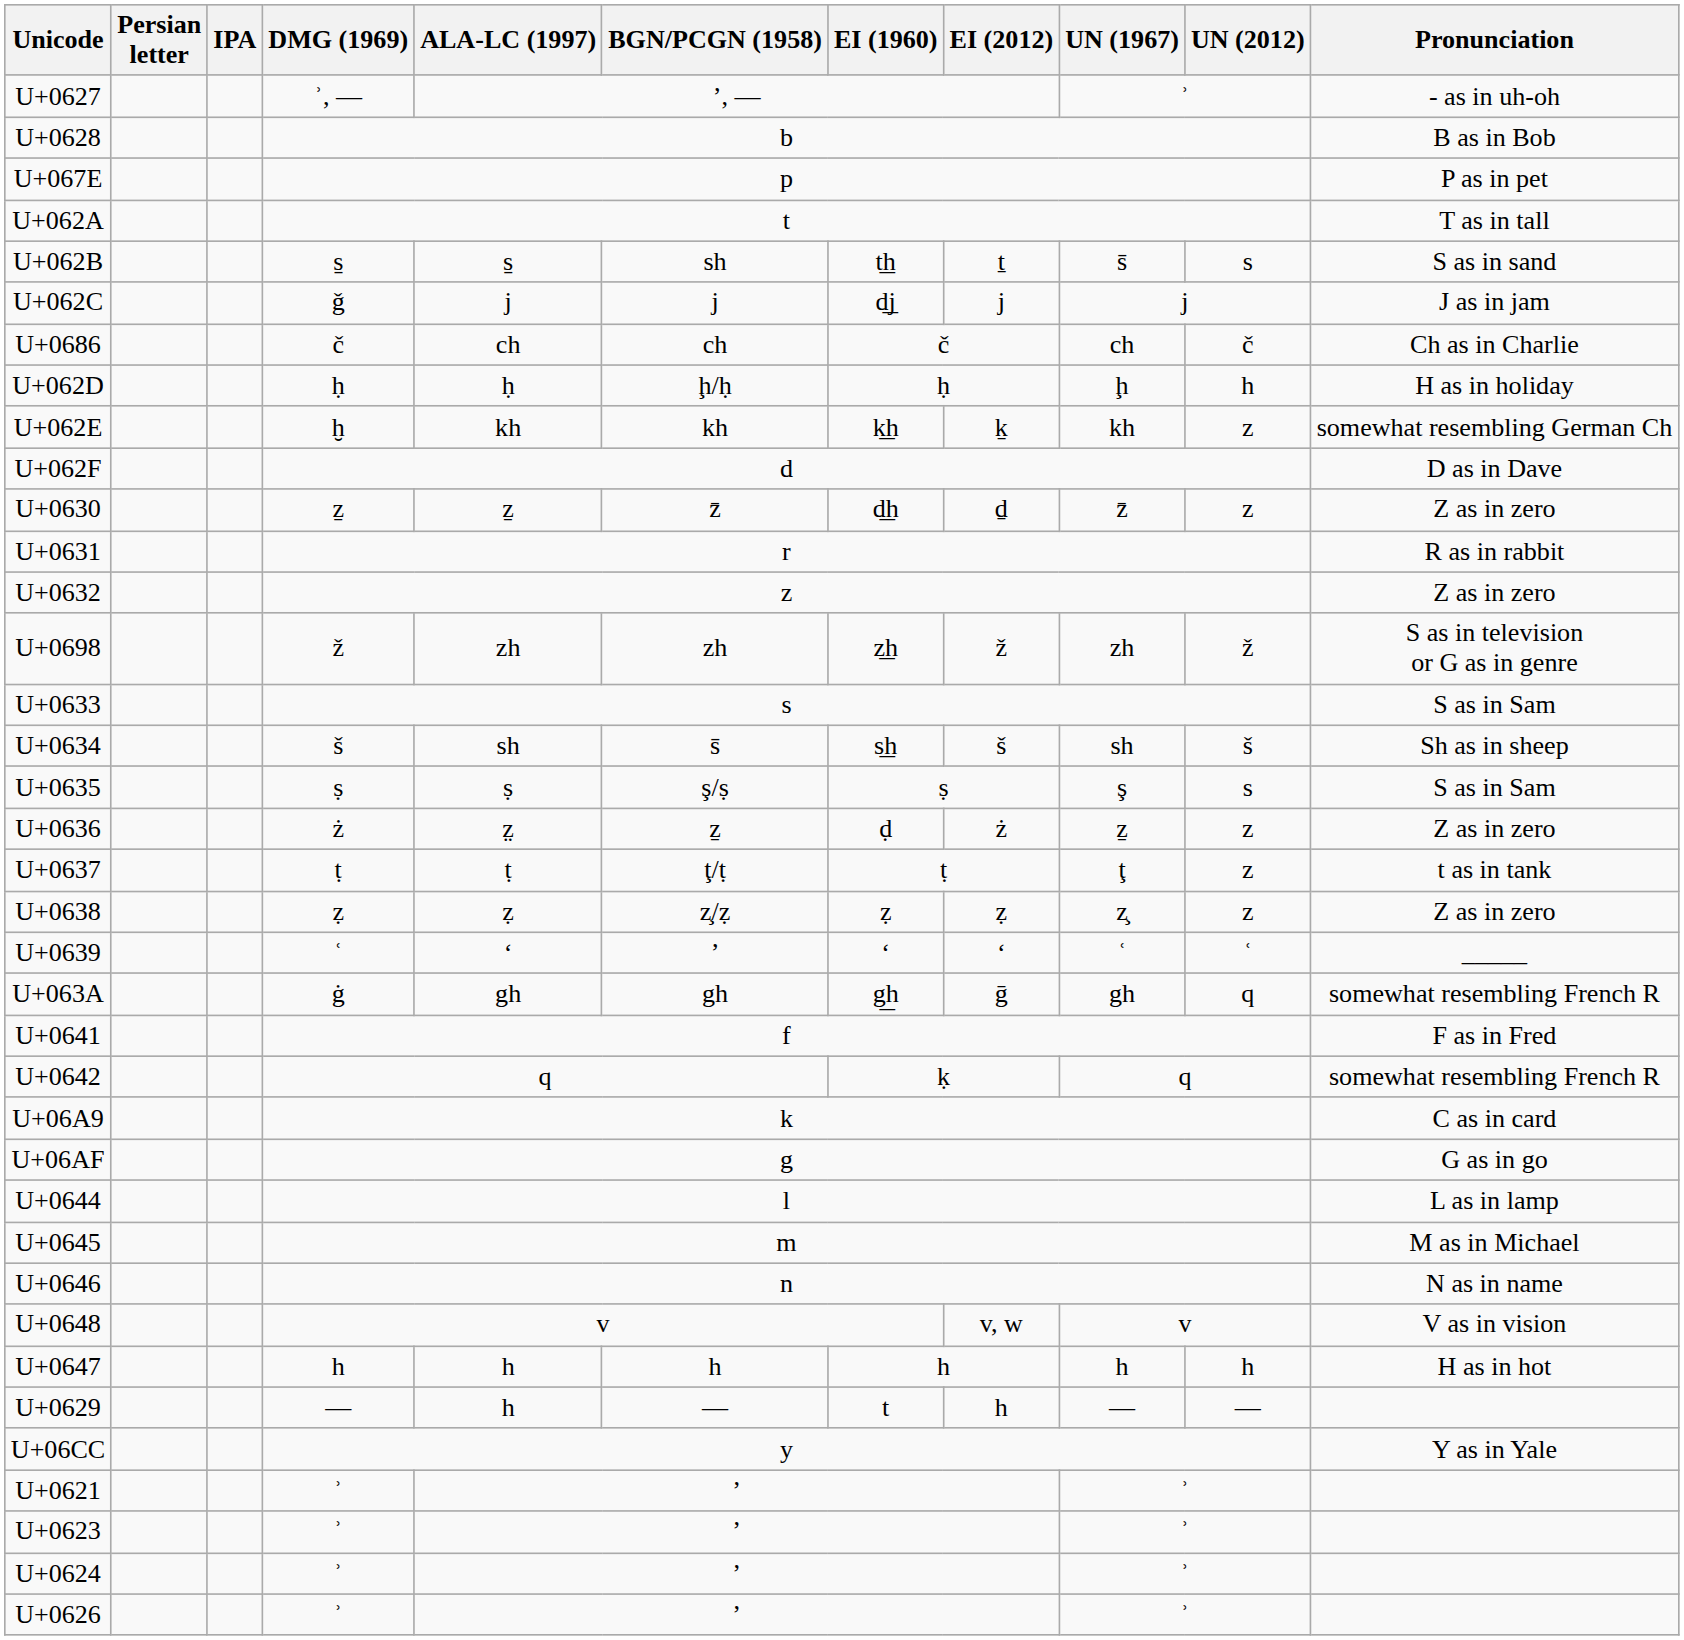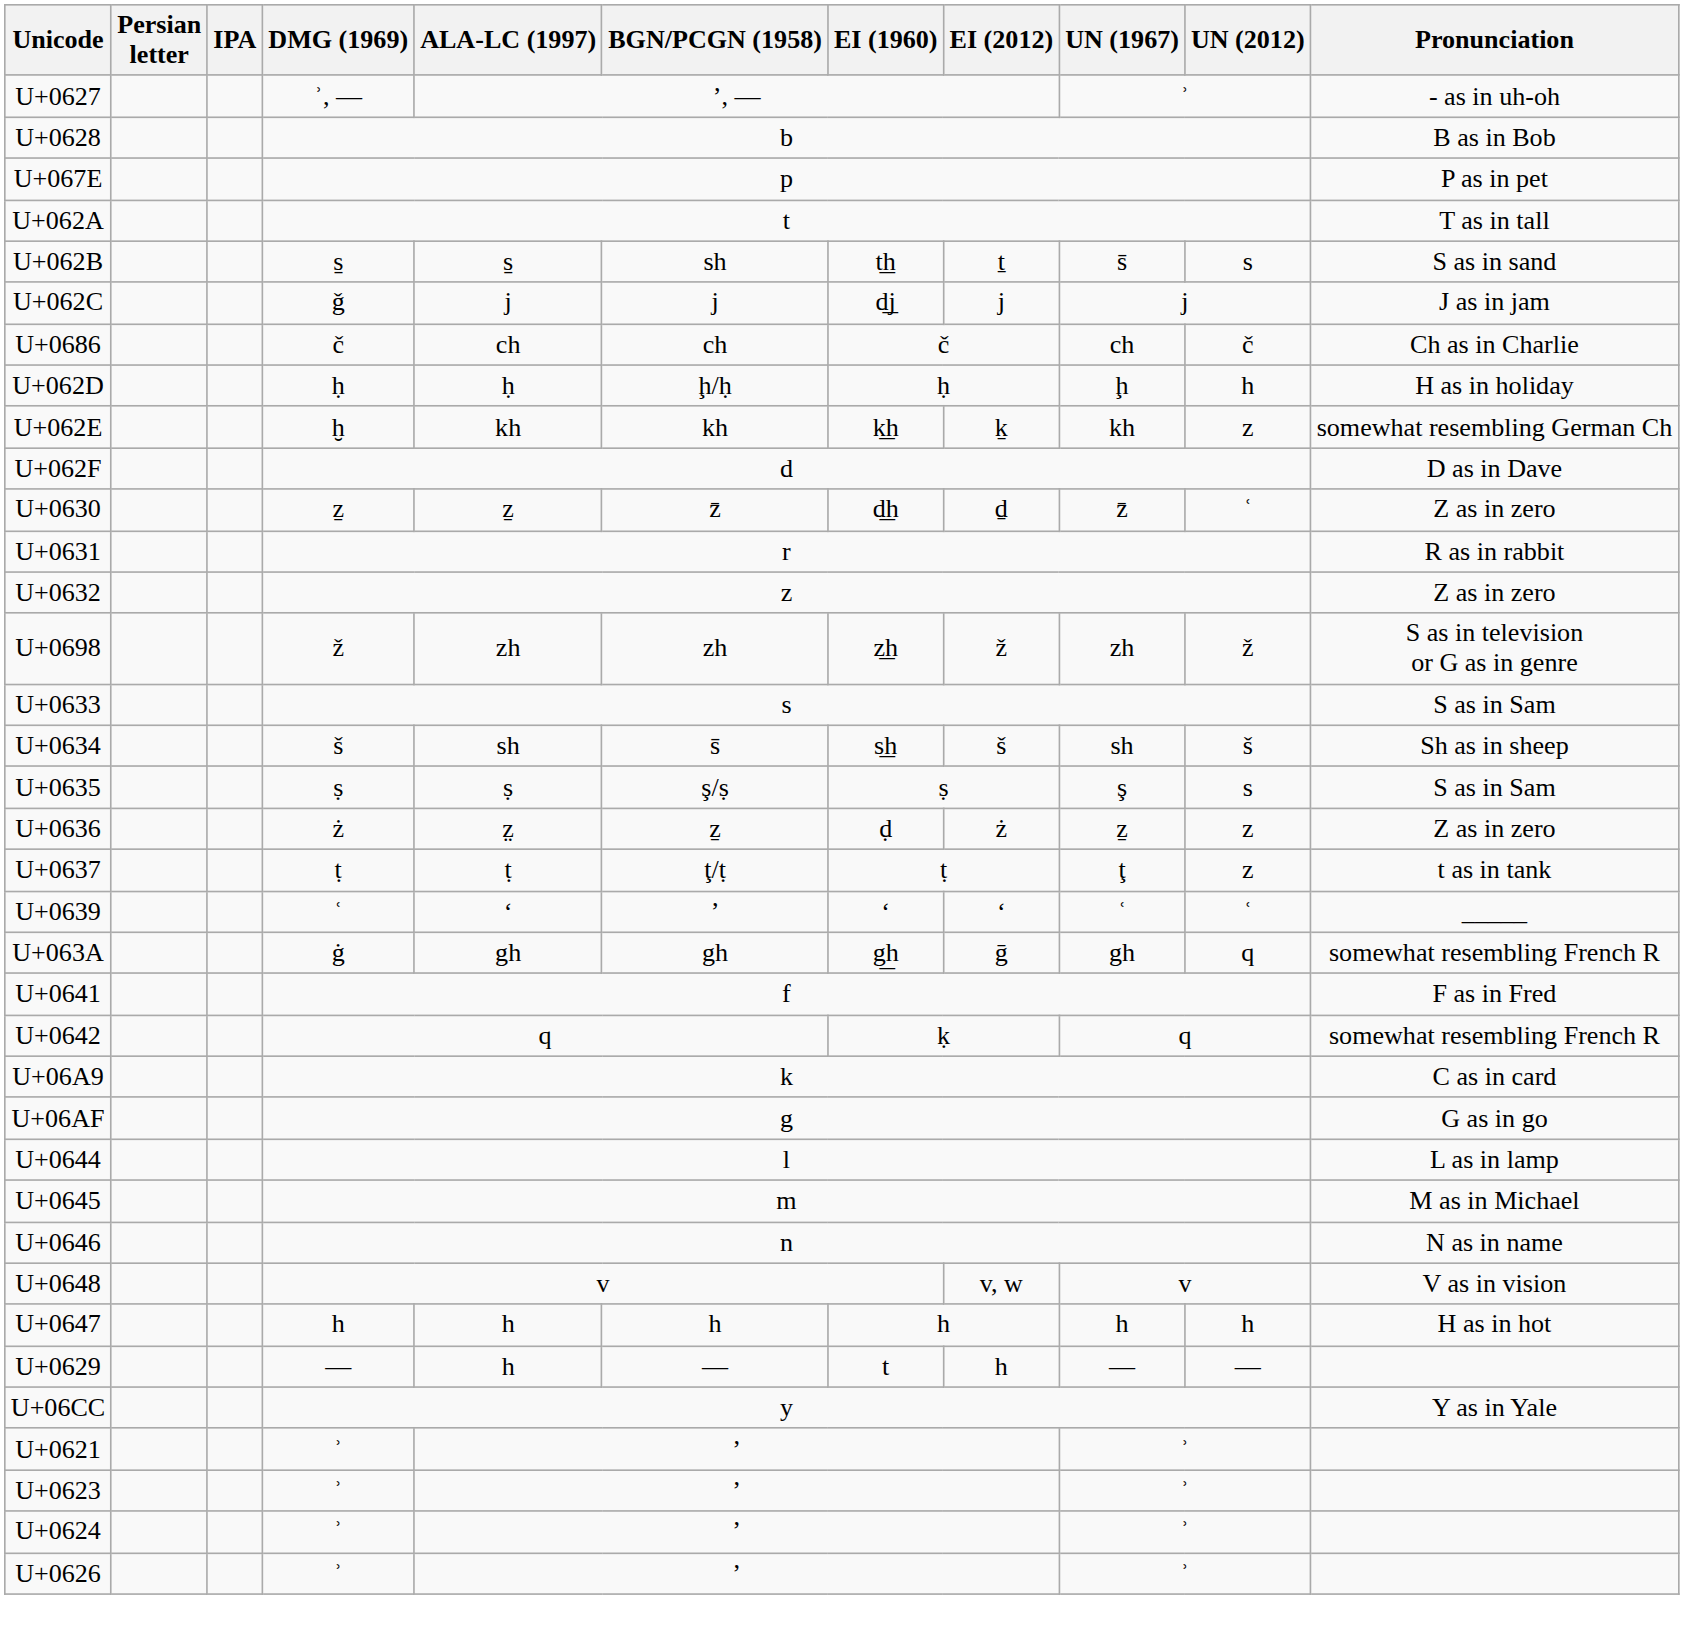(1248, 509) z -> (1248, 509) ʿ
- row: (58, 911)
